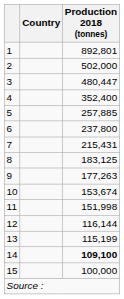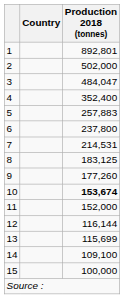(99, 81) 480,447 -> (99, 81) 484,047
(99, 113) 257,885 -> (99, 113) 257,883
(99, 144) 215,431 -> (99, 144) 214,531
(99, 176) 177,263 -> (99, 176) 177,260
(99, 192) normal -> (99, 192) bold
(99, 207) 151,998 -> (99, 207) 152,000
(100, 239) 115,199 -> (100, 239) 115,699
(99, 254) bold -> (99, 254) normal
